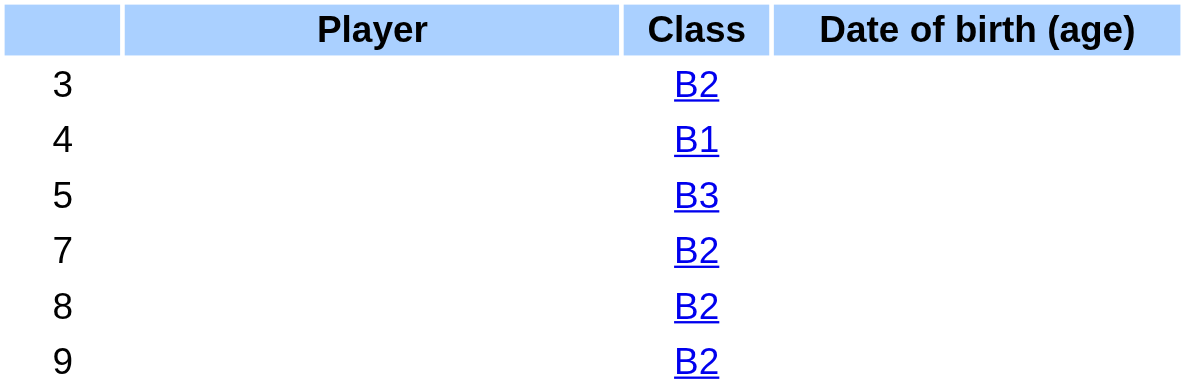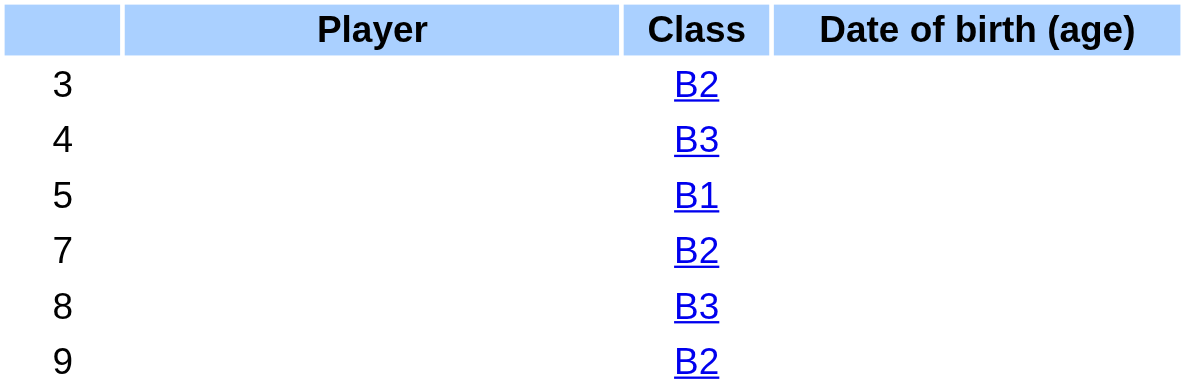(697, 140) B1 -> (697, 140) B3
(697, 195) B3 -> (697, 195) B1
(697, 306) B2 -> (697, 306) B3
